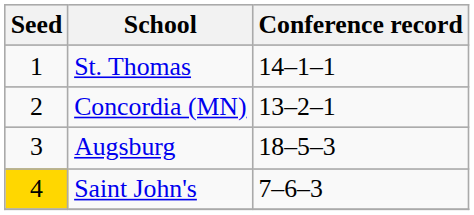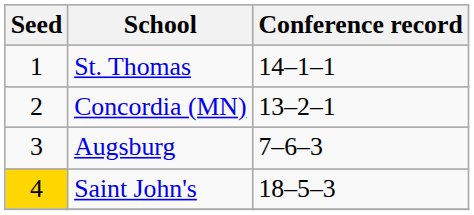(297, 147) 18–5–3 -> (291, 147) 7–6–3
(291, 188) 7–6–3 -> (297, 188) 18–5–3
